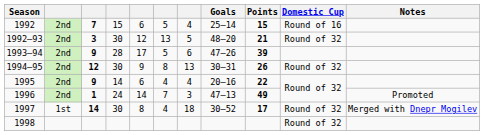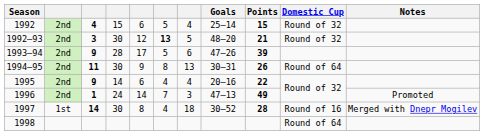(94, 25) 7 -> (94, 25) 4
(313, 25) Round of 16 -> (313, 25) Round of 32
(165, 39) normal -> (165, 39) bold
(94, 67) 12 -> (94, 67) 11
(313, 67) Round of 32 -> (313, 67) Round of 64
(262, 109) 17 -> (262, 109) 28
(313, 109) Round of 32 -> (313, 109) Round of 16
(313, 123) Round of 32 -> (313, 123) Round of 64
